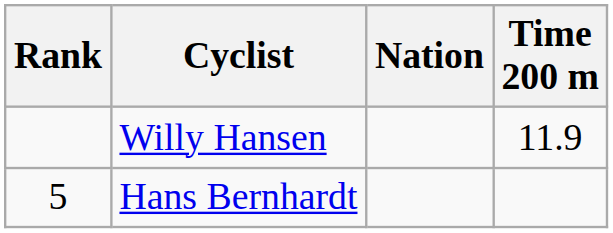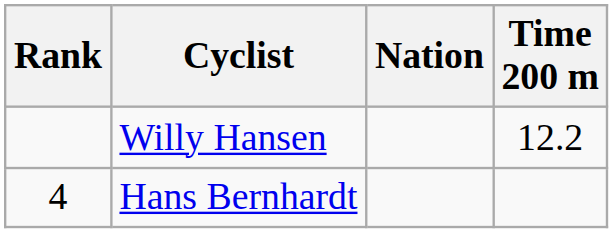(550, 136) 11.9 -> (550, 136) 12.2
(58, 196) 5 -> (58, 196) 4
